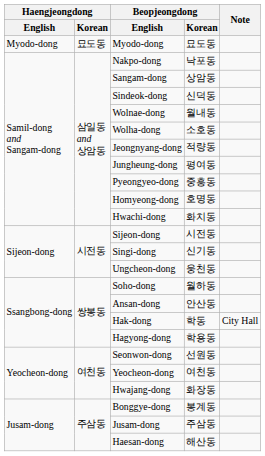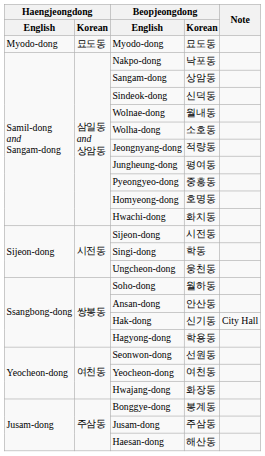(201, 251) 신기동 -> (196, 251) 학동
(196, 320) 학동 -> (201, 320) 신기동
